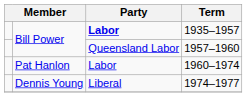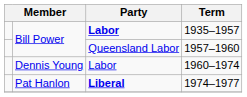(42, 65) Pat Hanlon -> (49, 65) Dennis Young
(49, 83) Dennis Young -> (42, 83) Pat Hanlon
(105, 83) normal -> (106, 83) bold
